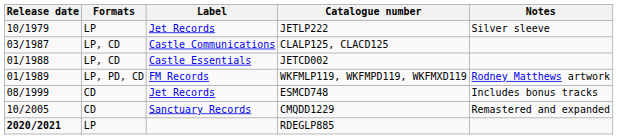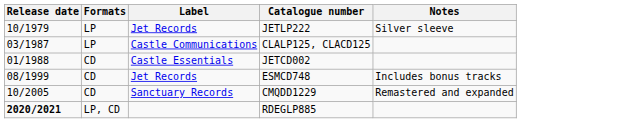(102, 45) LP, CD -> (90, 45) LP
(102, 61) LP, CD -> (90, 61) CD
- row: (373, 77)
(90, 126) LP -> (102, 110) LP, CD
